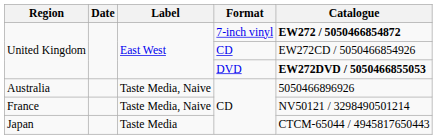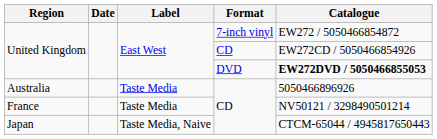(340, 32) bold -> (339, 32) normal
(165, 87) Taste Media, Naive -> (149, 87) Taste Media
(165, 106) Taste Media, Naive -> (149, 106) Taste Media
(149, 124) Taste Media -> (165, 124) Taste Media, Naive
